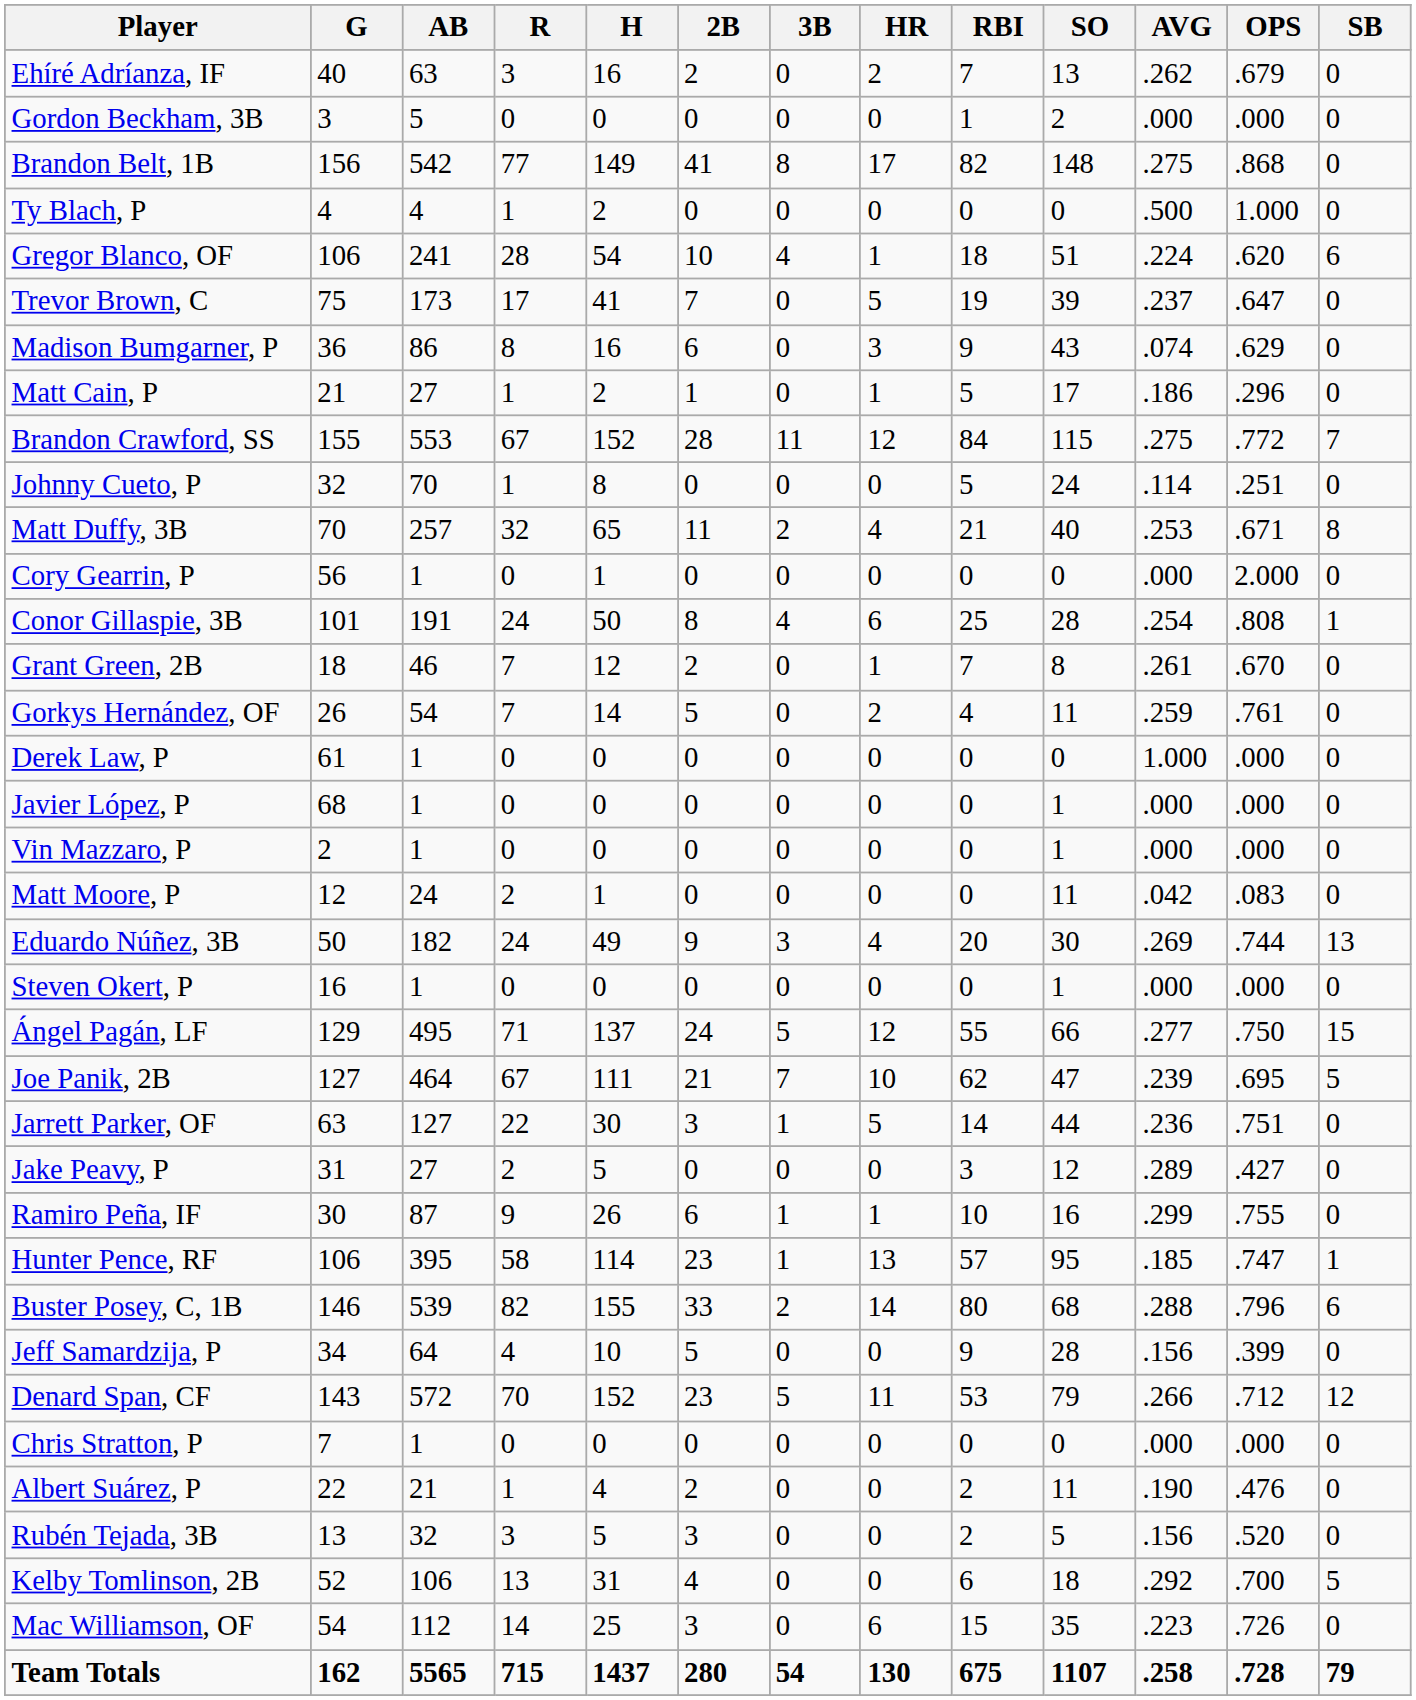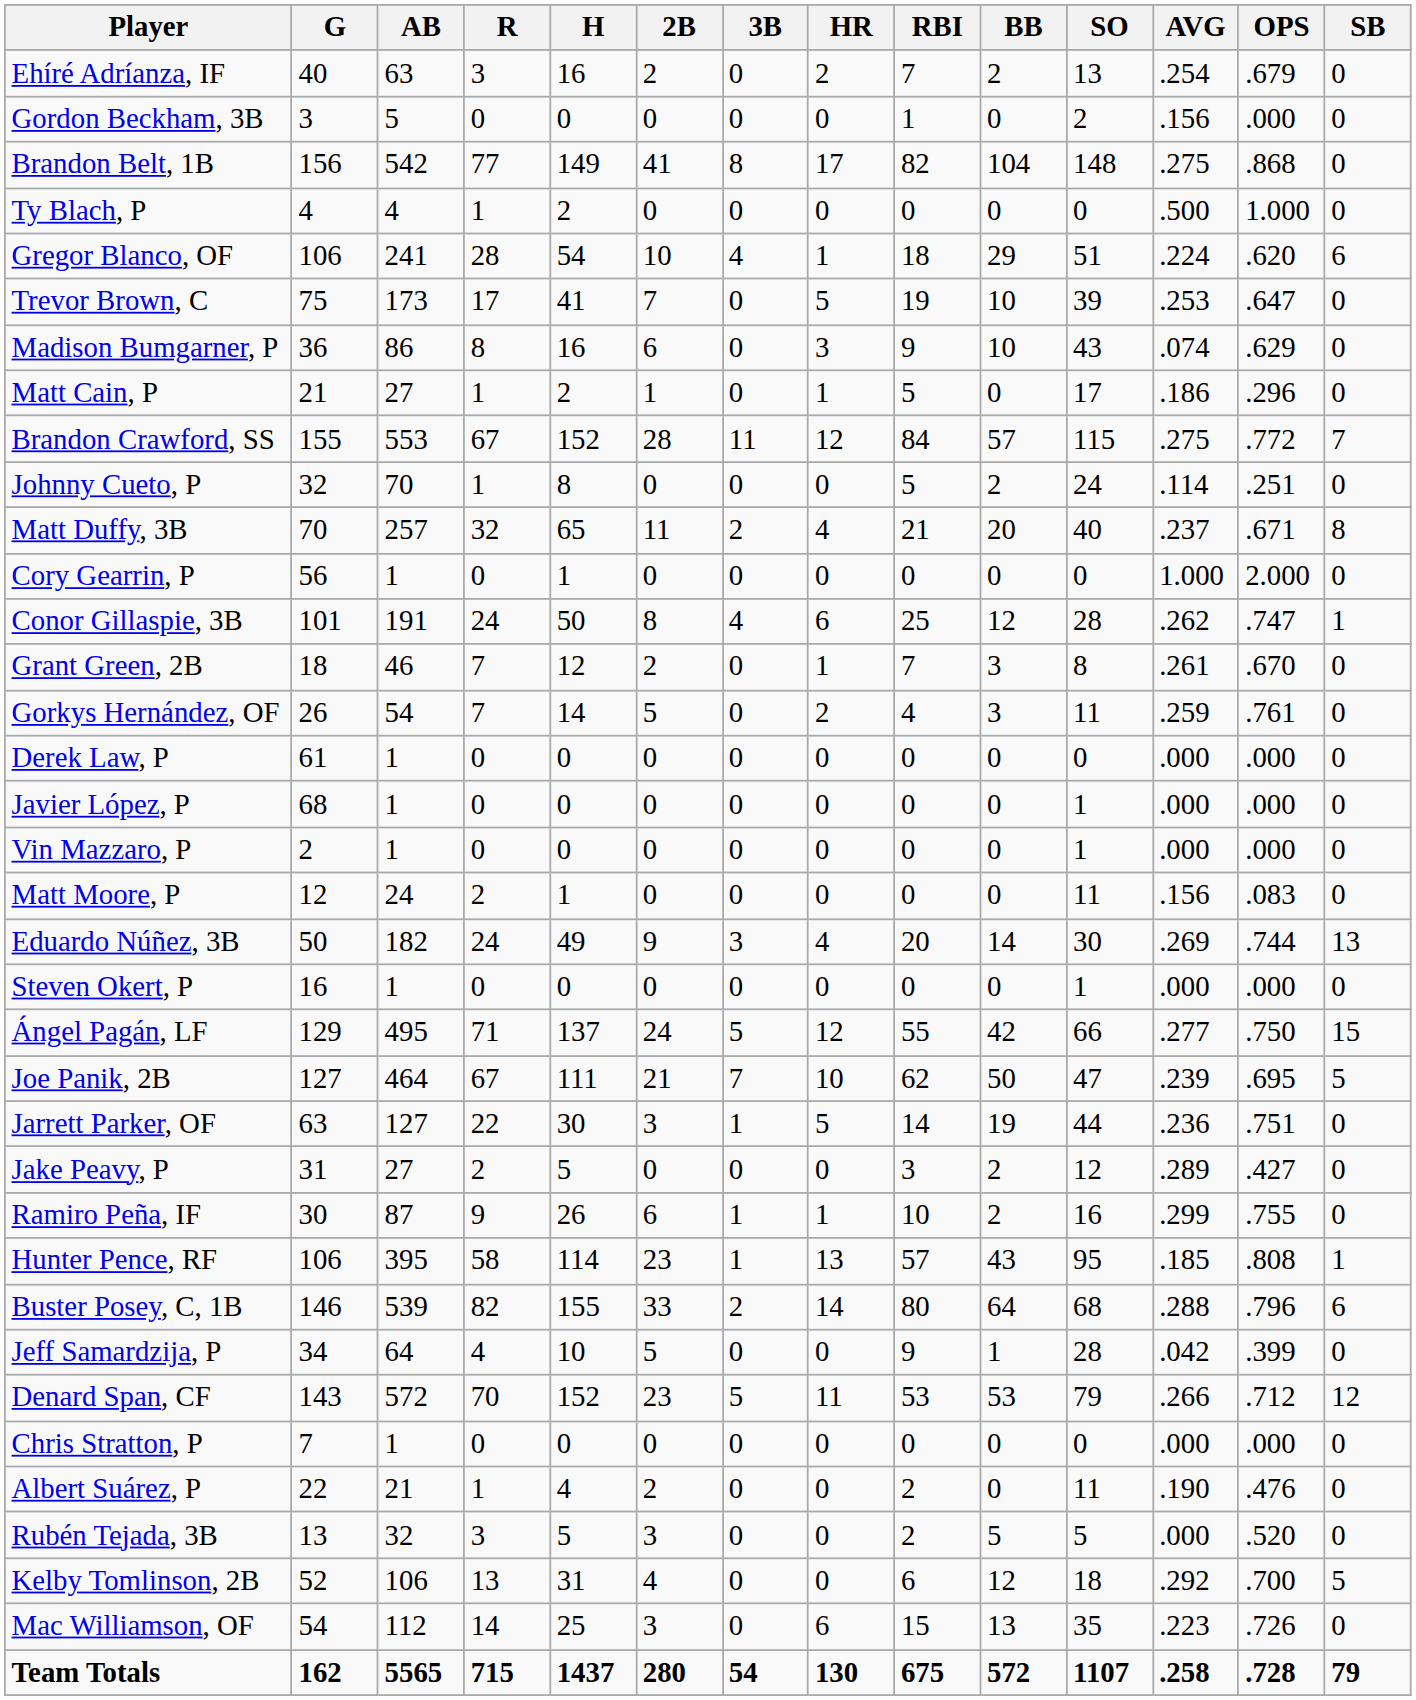+ column: (1023, 27)
(1168, 73) .262 -> (1184, 73) .254
(1168, 118) .000 -> (1184, 118) .156
(1168, 301) .237 -> (1184, 301) .253
(1168, 529) .253 -> (1184, 529) .237
(1168, 575) .000 -> (1192, 575) 1.000
(1168, 621) .254 -> (1184, 621) .262
(1259, 621) .808 -> (1270, 621) .747
(1175, 758) 1.000 -> (1184, 758) .000
(1168, 895) .042 -> (1184, 895) .156
(1259, 1260) .747 -> (1270, 1260) .808
(1168, 1351) .156 -> (1184, 1351) .042
(1168, 1534) .156 -> (1184, 1534) .000
